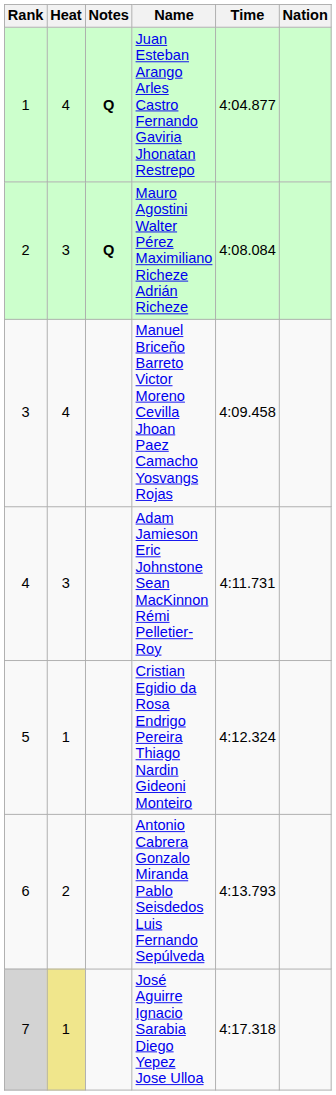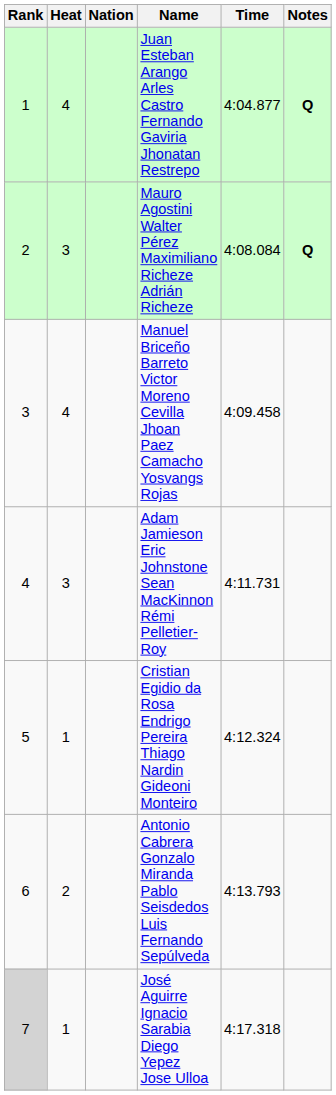columns swapped: (305, 16) <-> (109, 16)
(66, 1029) khaki background -> (66, 1029) no background
